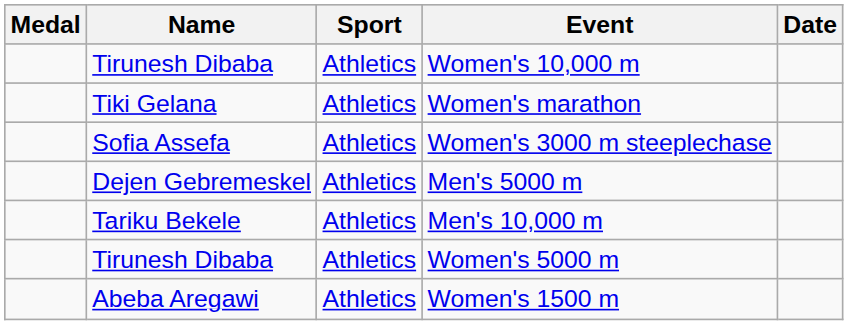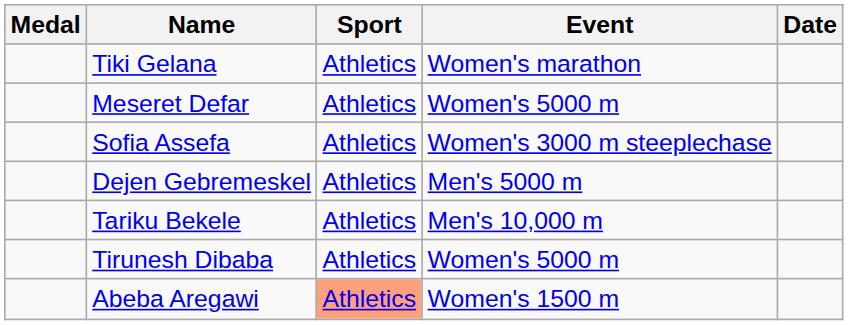- row: (183, 64)
+ row: (171, 103)
(369, 299) no background -> (369, 299) lightsalmon background
